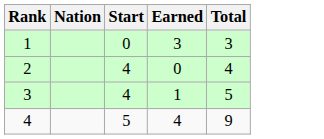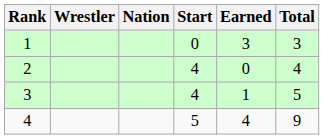+ column: (84, 17)
